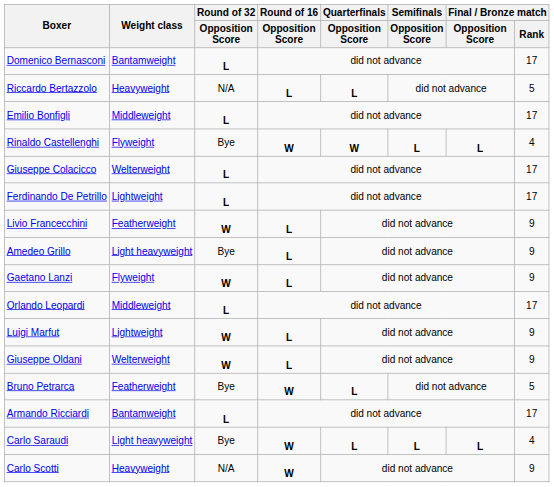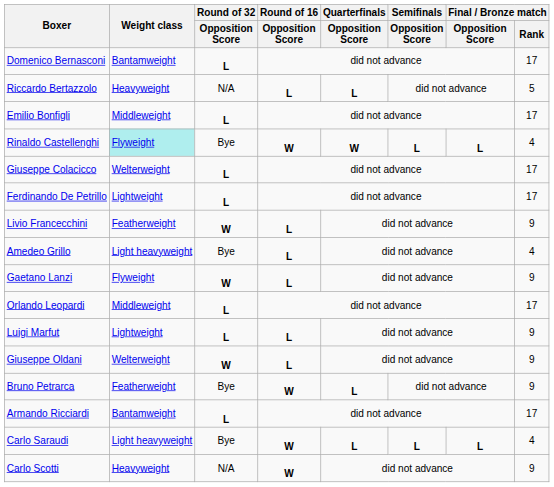(133, 143) no background -> (133, 143) paleturquoise background
(532, 251) 9 -> (532, 251) 4
(226, 338) W -> (226, 338) L
(532, 387) 5 -> (532, 387) 9
